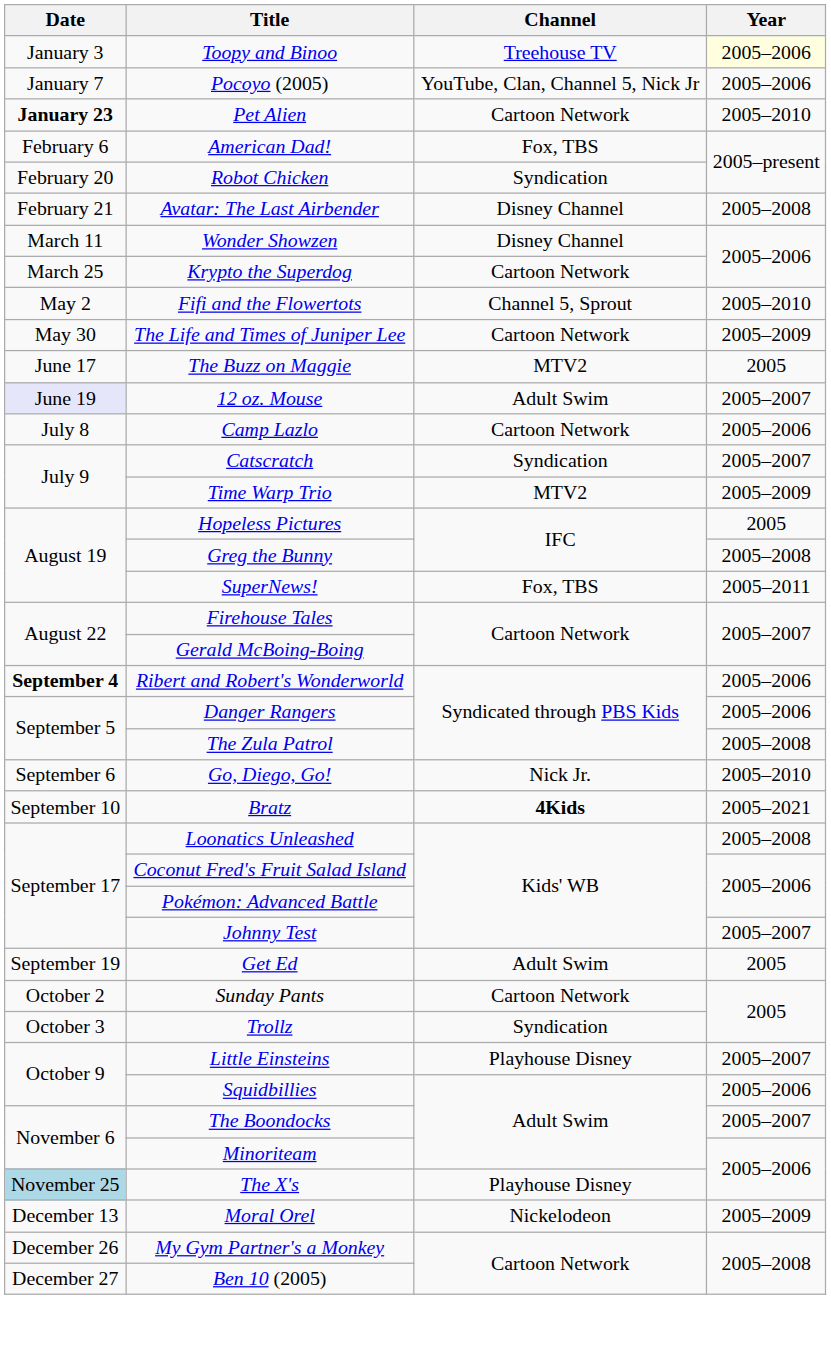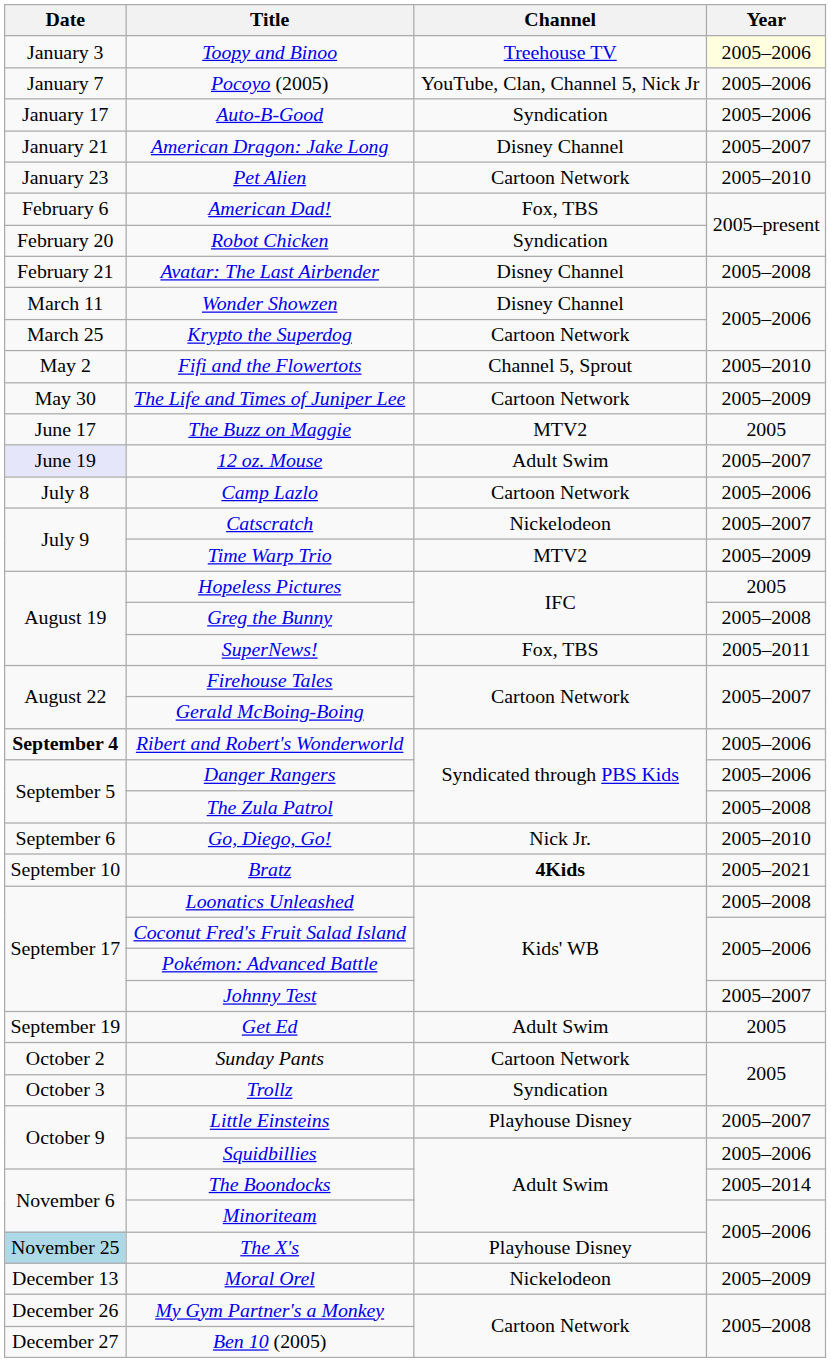+ row: (270, 114)
+ row: (270, 146)
(65, 114) bold -> (65, 177) normal
(560, 460) Syndication -> (560, 523) Nickelodeon
(766, 1121) 2005–2007 -> (766, 1184) 2005–2014
